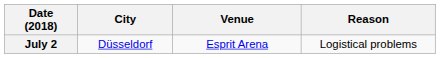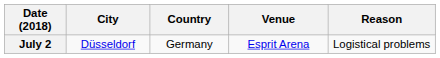+ column: (189, 19)
